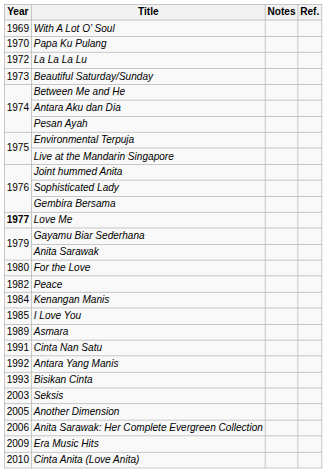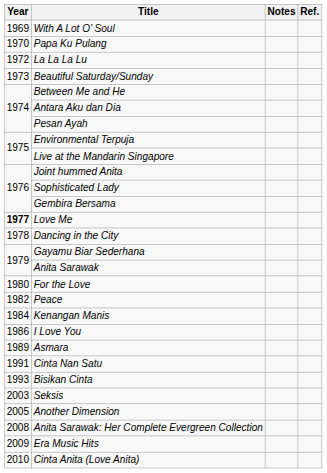+ row: (76, 236)
(18, 316) 1985 -> (18, 332) 1986
- row: (76, 364)
(18, 428) 2006 -> (18, 428) 2008
